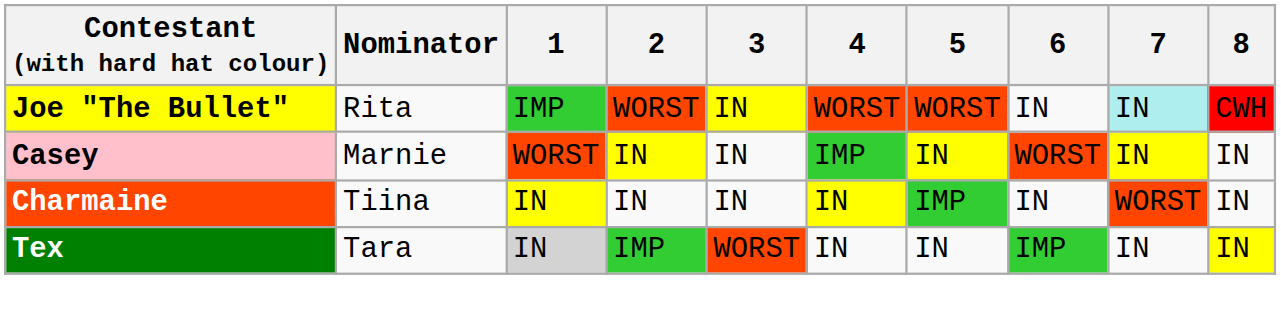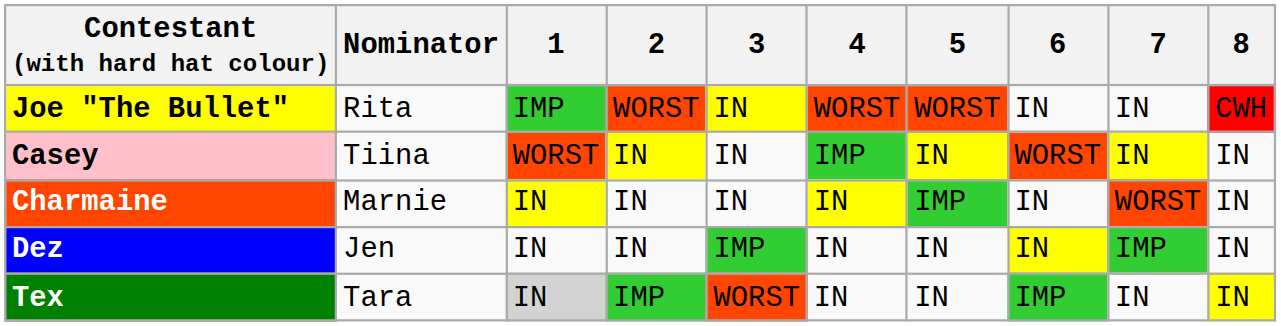(1132, 109) paleturquoise background -> (1132, 109) no background
(395, 156) Marnie -> (386, 156) Tiina
(386, 203) Tiina -> (395, 203) Marnie
+ row: (38, 250)
